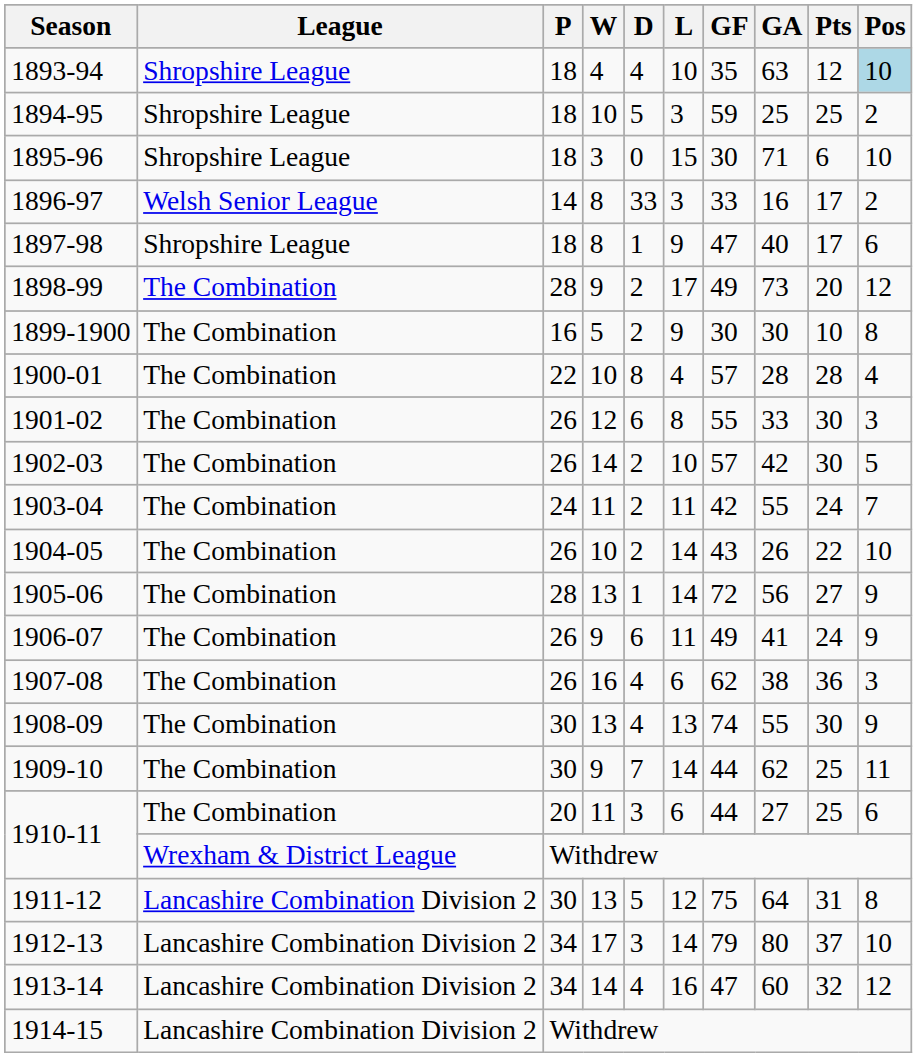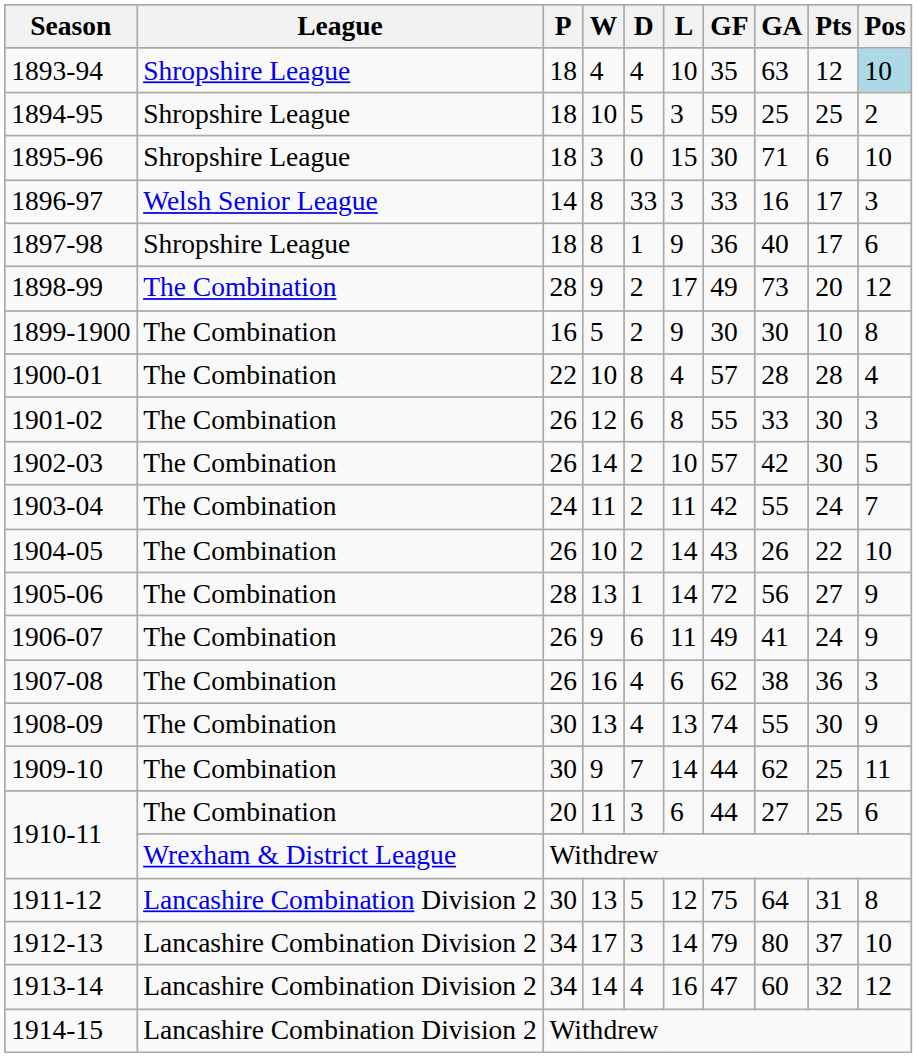(871, 200) 2 -> (871, 200) 3
(724, 244) 47 -> (724, 244) 36
